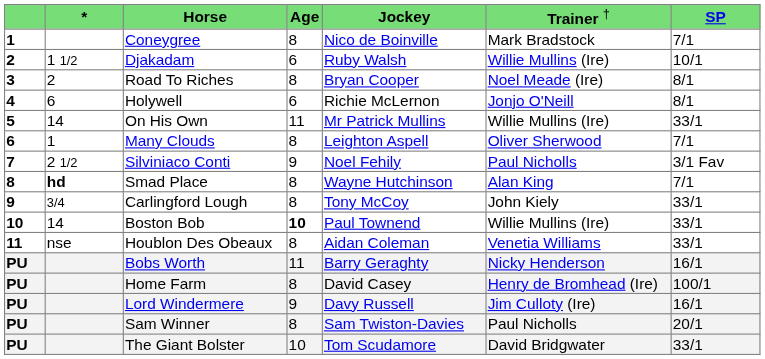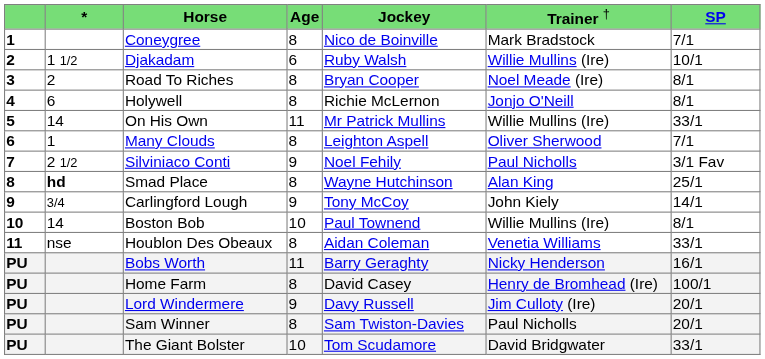(293, 100) 6 -> (293, 100) 8
(683, 181) 7/1 -> (688, 181) 25/1
(293, 202) 8 -> (293, 202) 9
(688, 202) 33/1 -> (688, 202) 14/1
(297, 222) bold -> (297, 222) normal
(688, 222) 33/1 -> (683, 222) 8/1
(688, 303) 16/1 -> (688, 303) 20/1
